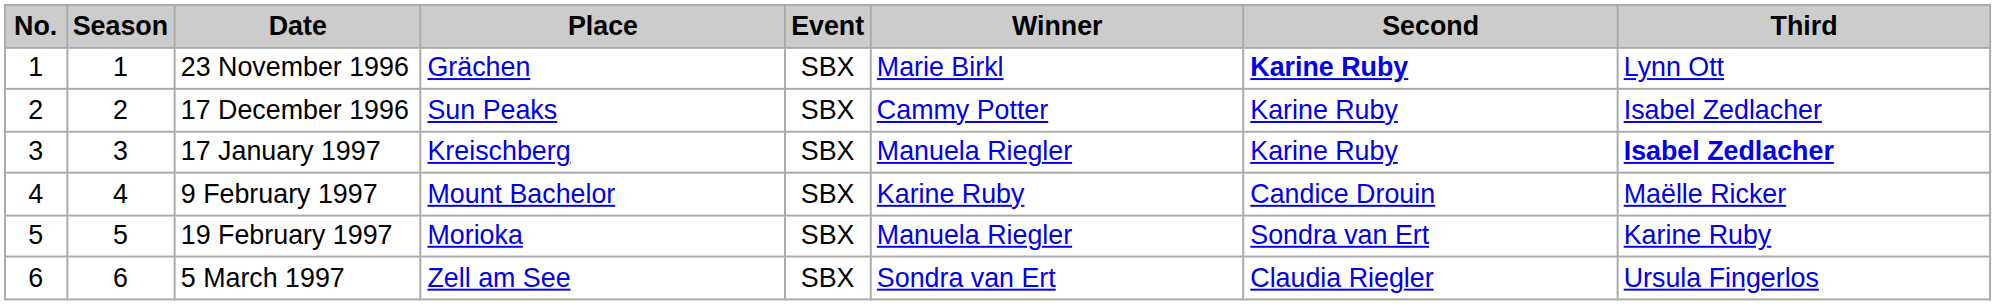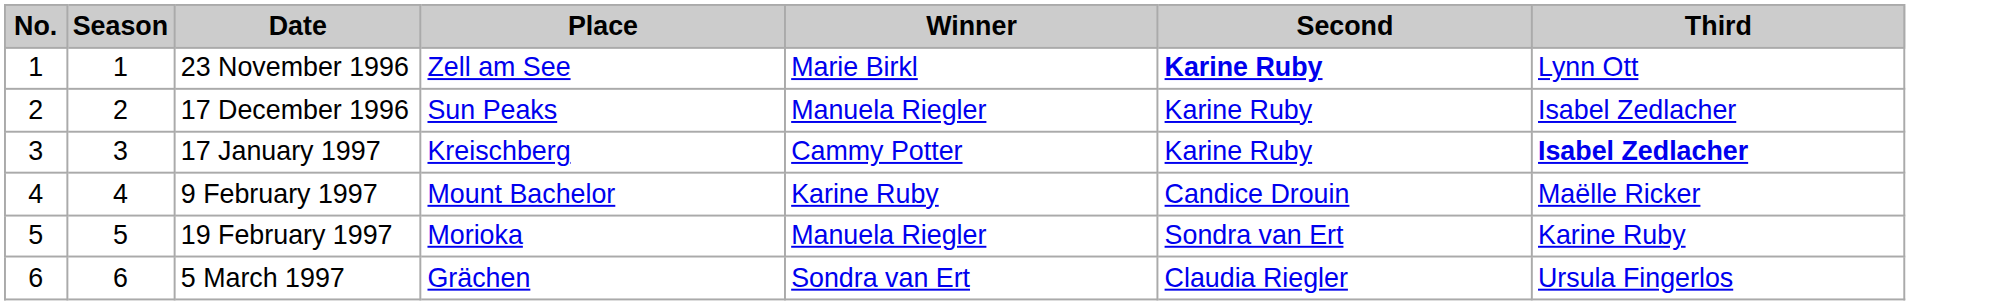- column: (828, 26)
(479, 68) Grächen -> (499, 68) Zell am See
(963, 110) Cammy Potter -> (889, 110) Manuela Riegler
(974, 151) Manuela Riegler -> (877, 151) Cammy Potter
(499, 277) Zell am See -> (479, 277) Grächen
